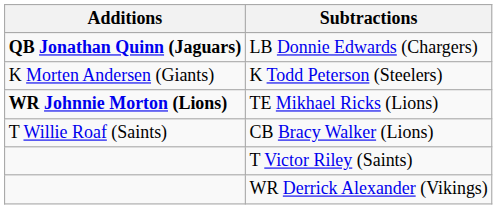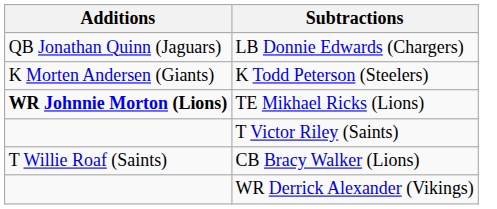(125, 47) bold -> (115, 47) normal
rows swapped: (341, 132) <-> (331, 160)
